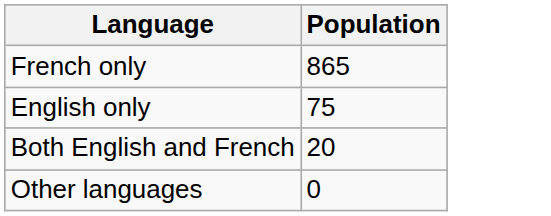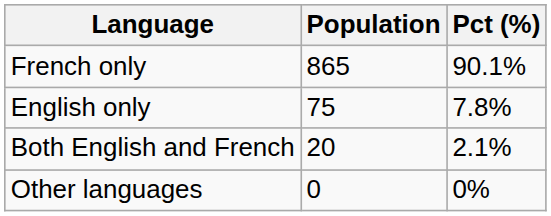+ column: (496, 25)
